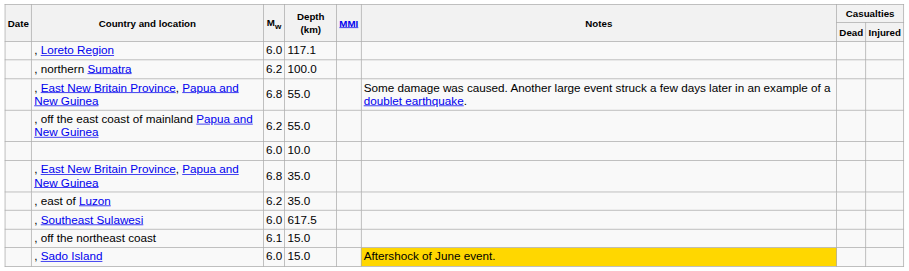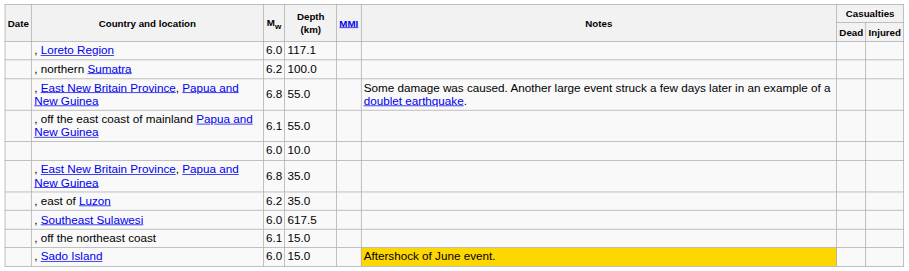(274, 126) 6.2 -> (274, 126) 6.1
